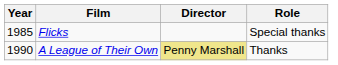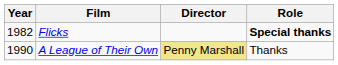(20, 32) 1985 -> (20, 32) 1982
(287, 32) normal -> (290, 32) bold
